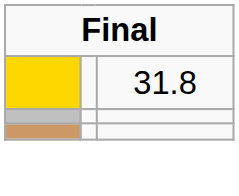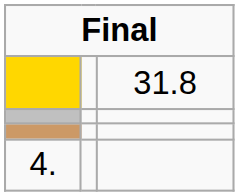+ row: (43, 164)
